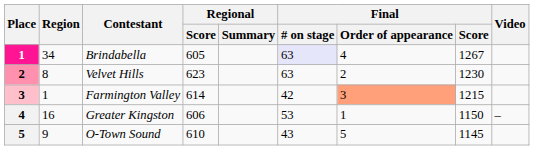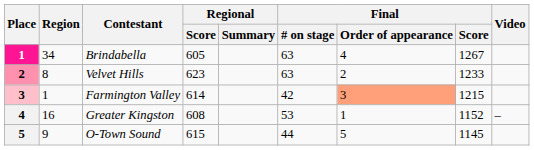(287, 54) lavender background -> (287, 54) no background
(471, 74) 1230 -> (471, 74) 1233
(195, 114) 606 -> (195, 114) 608
(471, 114) 1150 -> (471, 114) 1152
(195, 134) 610 -> (195, 134) 615
(287, 134) 43 -> (287, 134) 44
